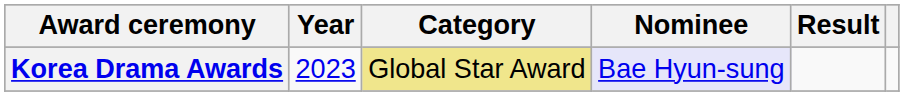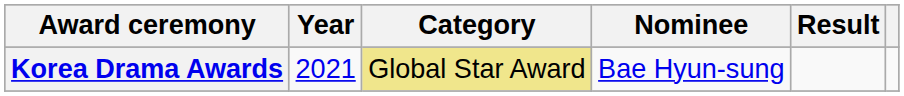(326, 68) 2023 -> (326, 68) 2021
(691, 68) lavender background -> (691, 68) no background
